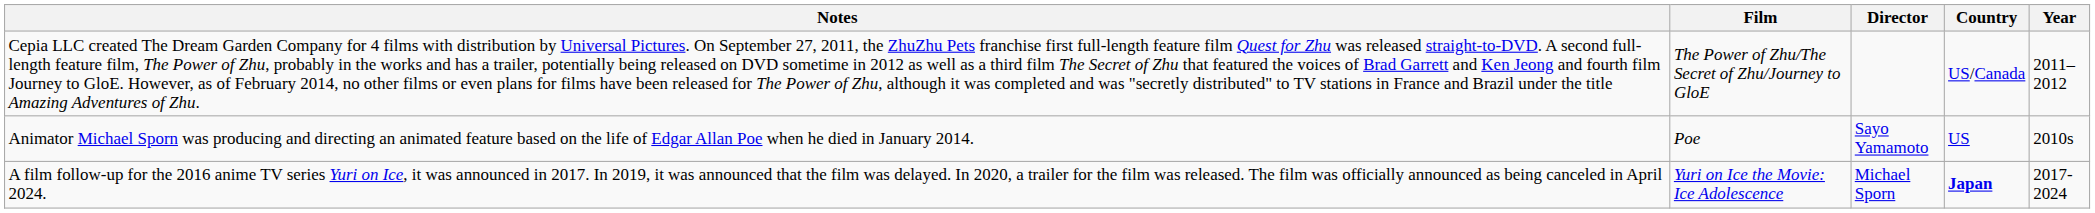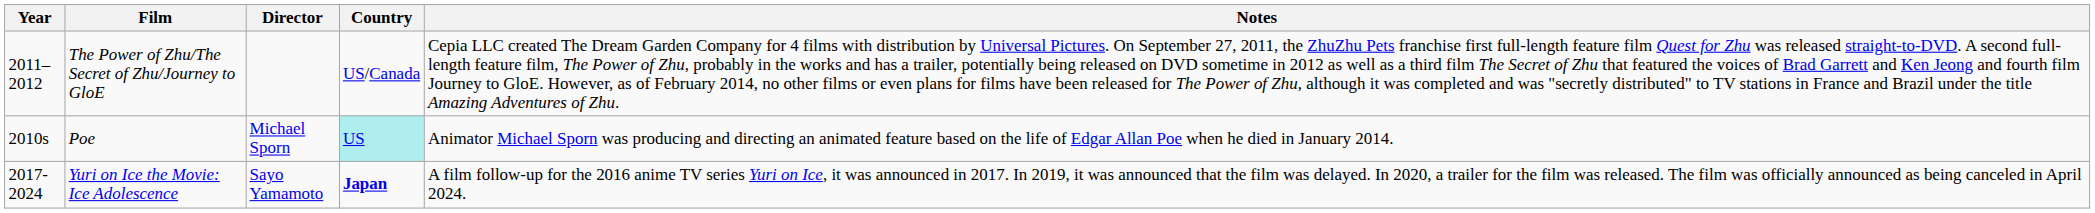columns swapped: (2059, 17) <-> (837, 17)
(1892, 138) Sayo Yamamoto -> (277, 138) Michael Sporn
(1959, 138) no background -> (354, 138) paleturquoise background
(1883, 184) Michael Sporn -> (286, 184) Sayo Yamamoto
